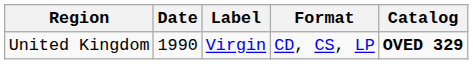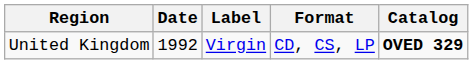(178, 46) 1990 -> (178, 46) 1992
